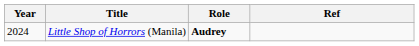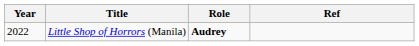(18, 31) 2024 -> (18, 31) 2022
